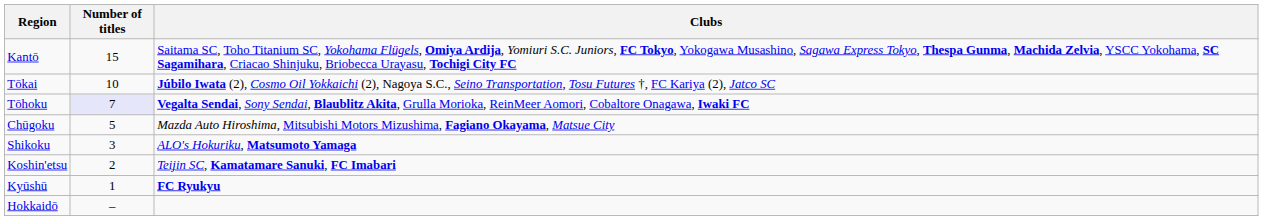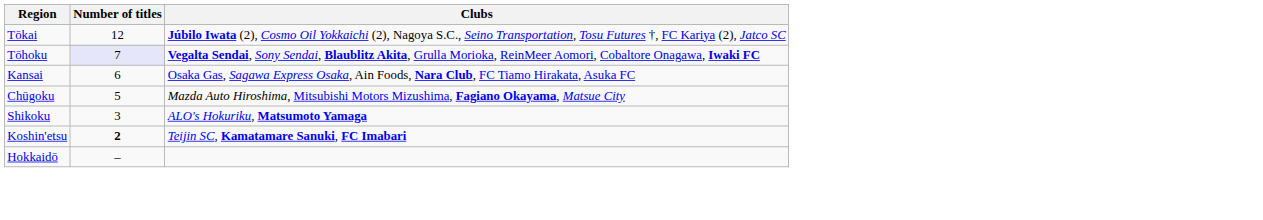- row: (23, 56)
(112, 84) 10 -> (117, 34) 12
+ row: (25, 75)
(112, 165) normal -> (117, 136) bold
- row: (27, 185)
